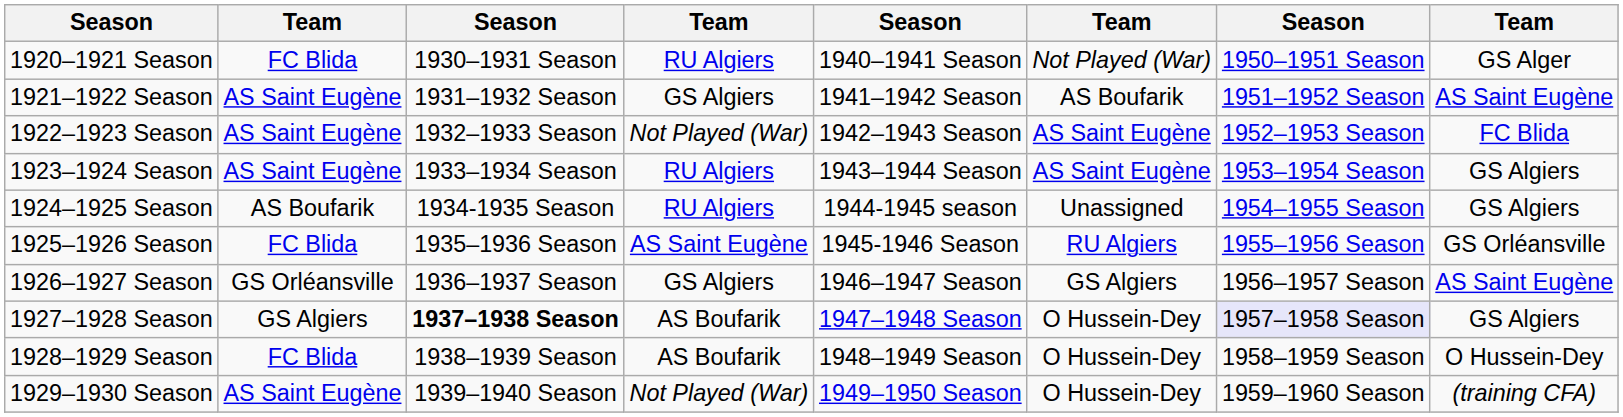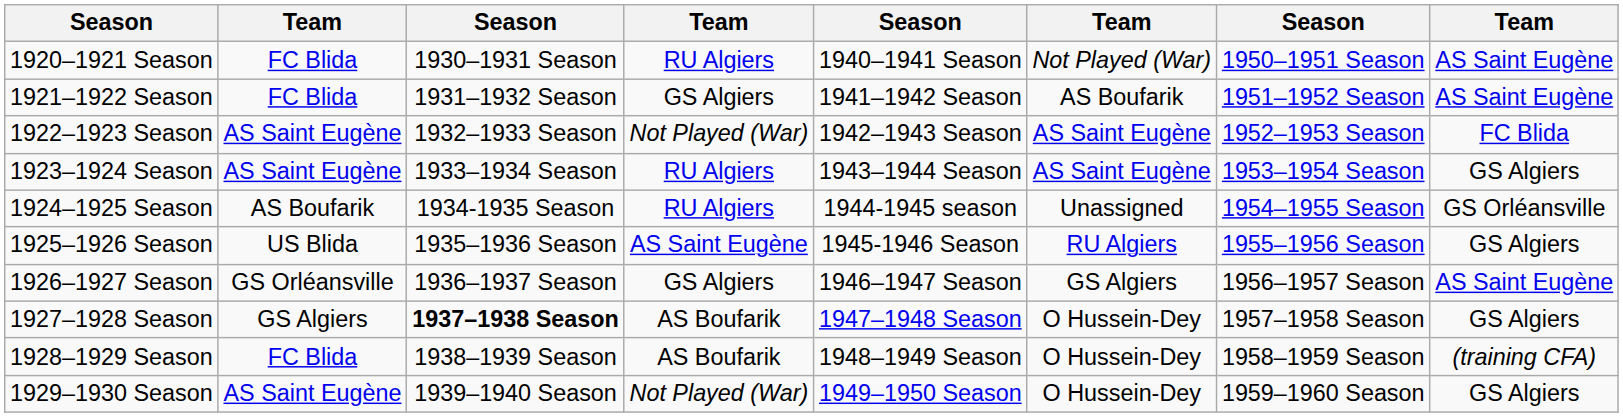(1524, 60) GS Alger -> (1524, 60) AS Saint Eugène
(312, 97) AS Saint Eugène -> (312, 97) FC Blida
(1524, 208) GS Algiers -> (1524, 208) GS Orléansville
(312, 245) FC Blida -> (312, 245) US Blida
(1524, 245) GS Orléansville -> (1524, 245) GS Algiers
(1323, 319) lavender background -> (1323, 319) no background
(1524, 356) O Hussein-Dey -> (1524, 356) (training CFA)
(1524, 393) (training CFA) -> (1524, 393) GS Algiers
